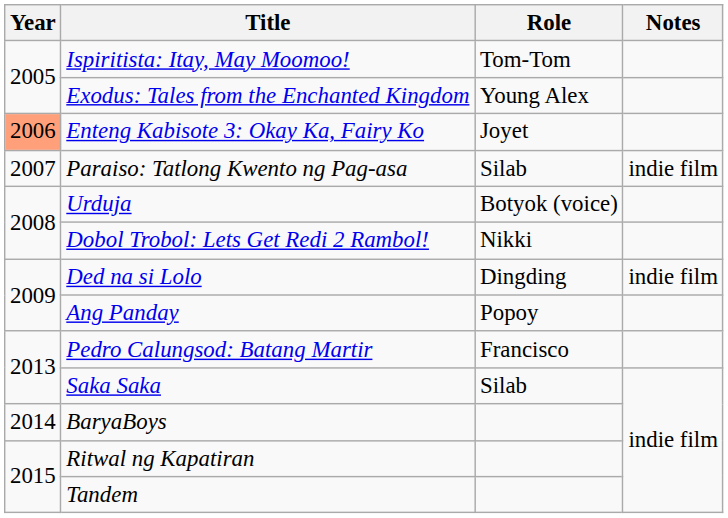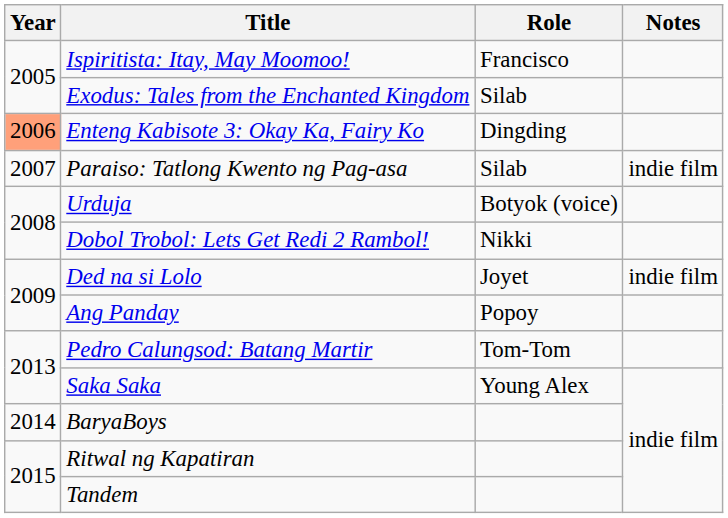(525, 58) Tom-Tom -> (524, 58) Francisco
(534, 95) Young Alex -> (503, 95) Silab
(504, 131) Joyet -> (523, 131) Dingding
(523, 276) Dingding -> (504, 276) Joyet
(524, 349) Francisco -> (525, 349) Tom-Tom
(503, 385) Silab -> (534, 385) Young Alex
